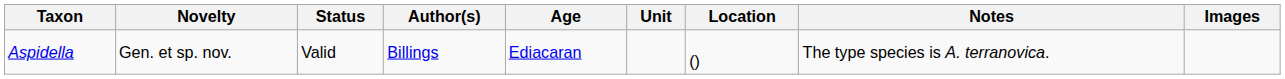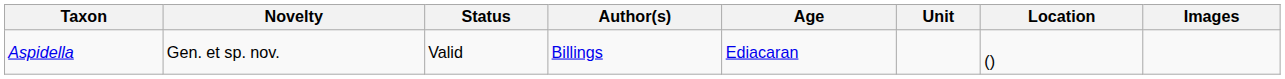- column: (992, 17)
